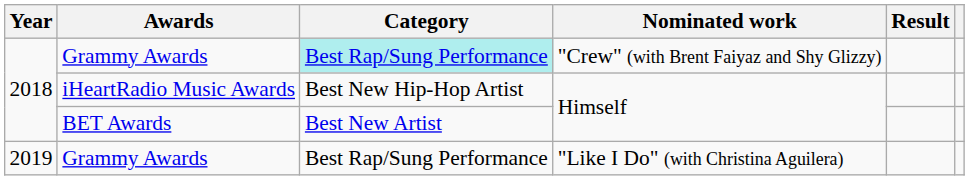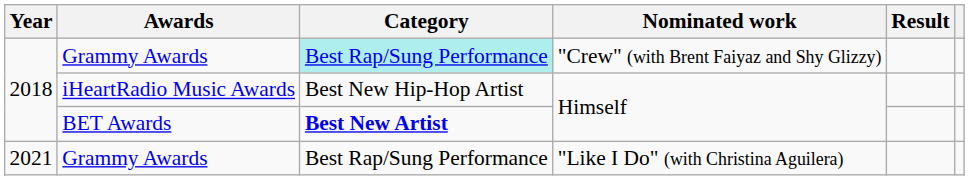(373, 123) normal -> (376, 123) bold
(31, 157) 2019 -> (31, 157) 2021
